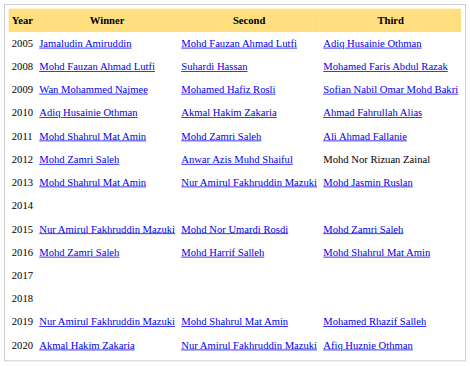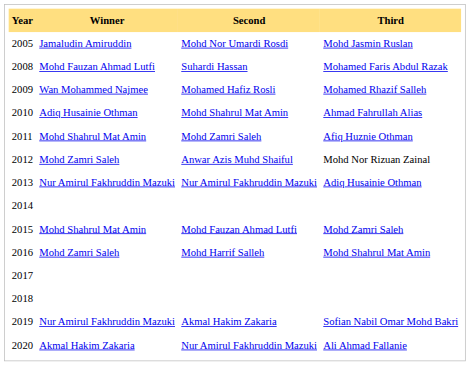(239, 43) Mohd Fauzan Ahmad Lutfi -> (235, 43) Mohd Nor Umardi Rosdi
(372, 43) Adiq Husainie Othman -> (368, 43) Mohd Jasmin Ruslan
(391, 90) Sofian Nabil Omar Mohd Bakri -> (375, 90) Mohamed Rhazif Salleh
(229, 113) Akmal Hakim Zakaria -> (235, 113) Mohd Shahrul Mat Amin
(365, 136) Ali Ahmad Fallanie -> (368, 136) Afiq Huznie Othman
(93, 183) Mohd Shahrul Mat Amin -> (107, 183) Nur Amirul Fakhruddin Mazuki
(368, 183) Mohd Jasmin Ruslan -> (372, 183) Adiq Husainie Othman
(107, 229) Nur Amirul Fakhruddin Mazuki -> (93, 229) Mohd Shahrul Mat Amin
(235, 229) Mohd Nor Umardi Rosdi -> (239, 229) Mohd Fauzan Ahmad Lutfi
(235, 322) Mohd Shahrul Mat Amin -> (229, 322) Akmal Hakim Zakaria
(375, 322) Mohamed Rhazif Salleh -> (391, 322) Sofian Nabil Omar Mohd Bakri
(368, 345) Afiq Huznie Othman -> (365, 345) Ali Ahmad Fallanie
